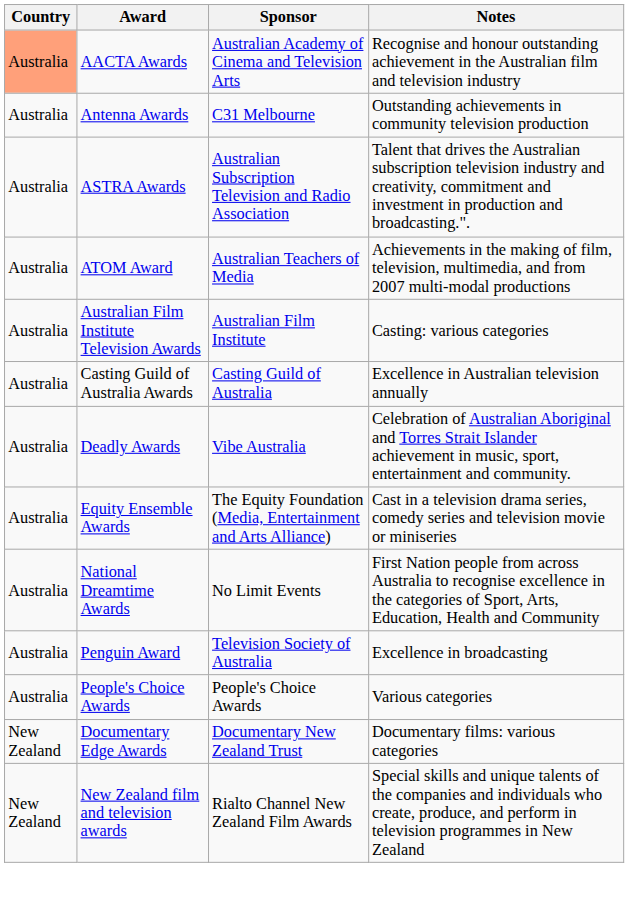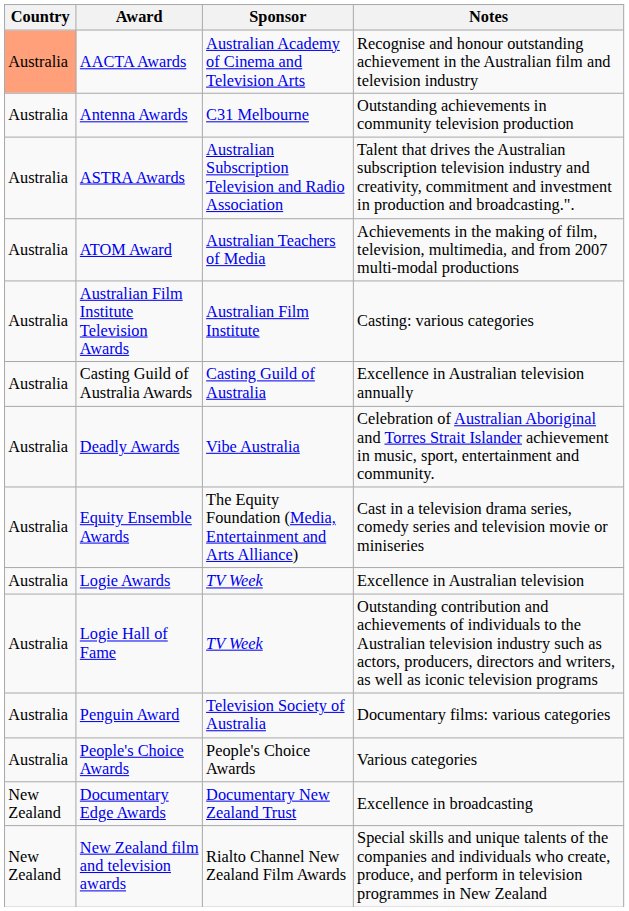+ row: (125, 580)
+ row: (124, 643)
- row: (117, 590)
(460, 652) Excellence in broadcasting -> (484, 715) Documentary films: various categories
(463, 741) Documentary films: various categories -> (445, 803) Excellence in broadcasting
